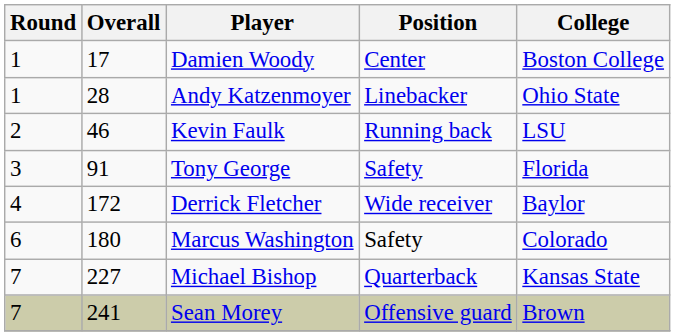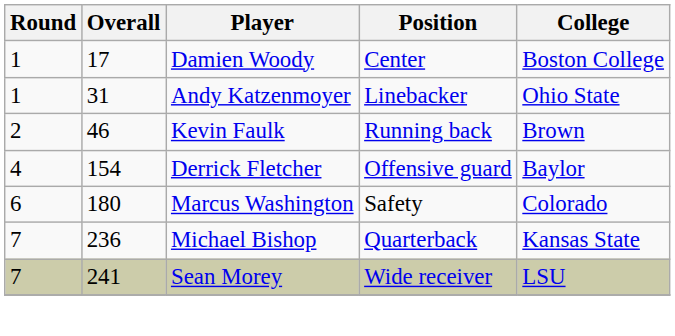(98, 95) 28 -> (98, 95) 31
(544, 131) LSU -> (553, 131) Brown
- row: (231, 167)
(104, 204) 172 -> (104, 167) 154
(428, 204) Wide receiver -> (438, 167) Offensive guard
(104, 276) 227 -> (104, 240) 236
(438, 312) Offensive guard -> (428, 276) Wide receiver
(553, 312) Brown -> (544, 276) LSU
